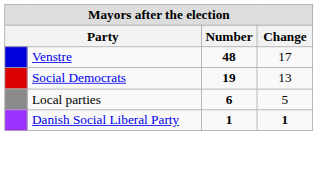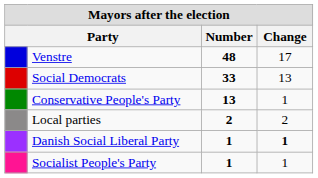(229, 78) 19 -> (229, 78) 33
+ row: (106, 99)
(229, 99) 6 -> (229, 120) 2
(285, 99) 5 -> (285, 120) 2
+ row: (94, 162)
